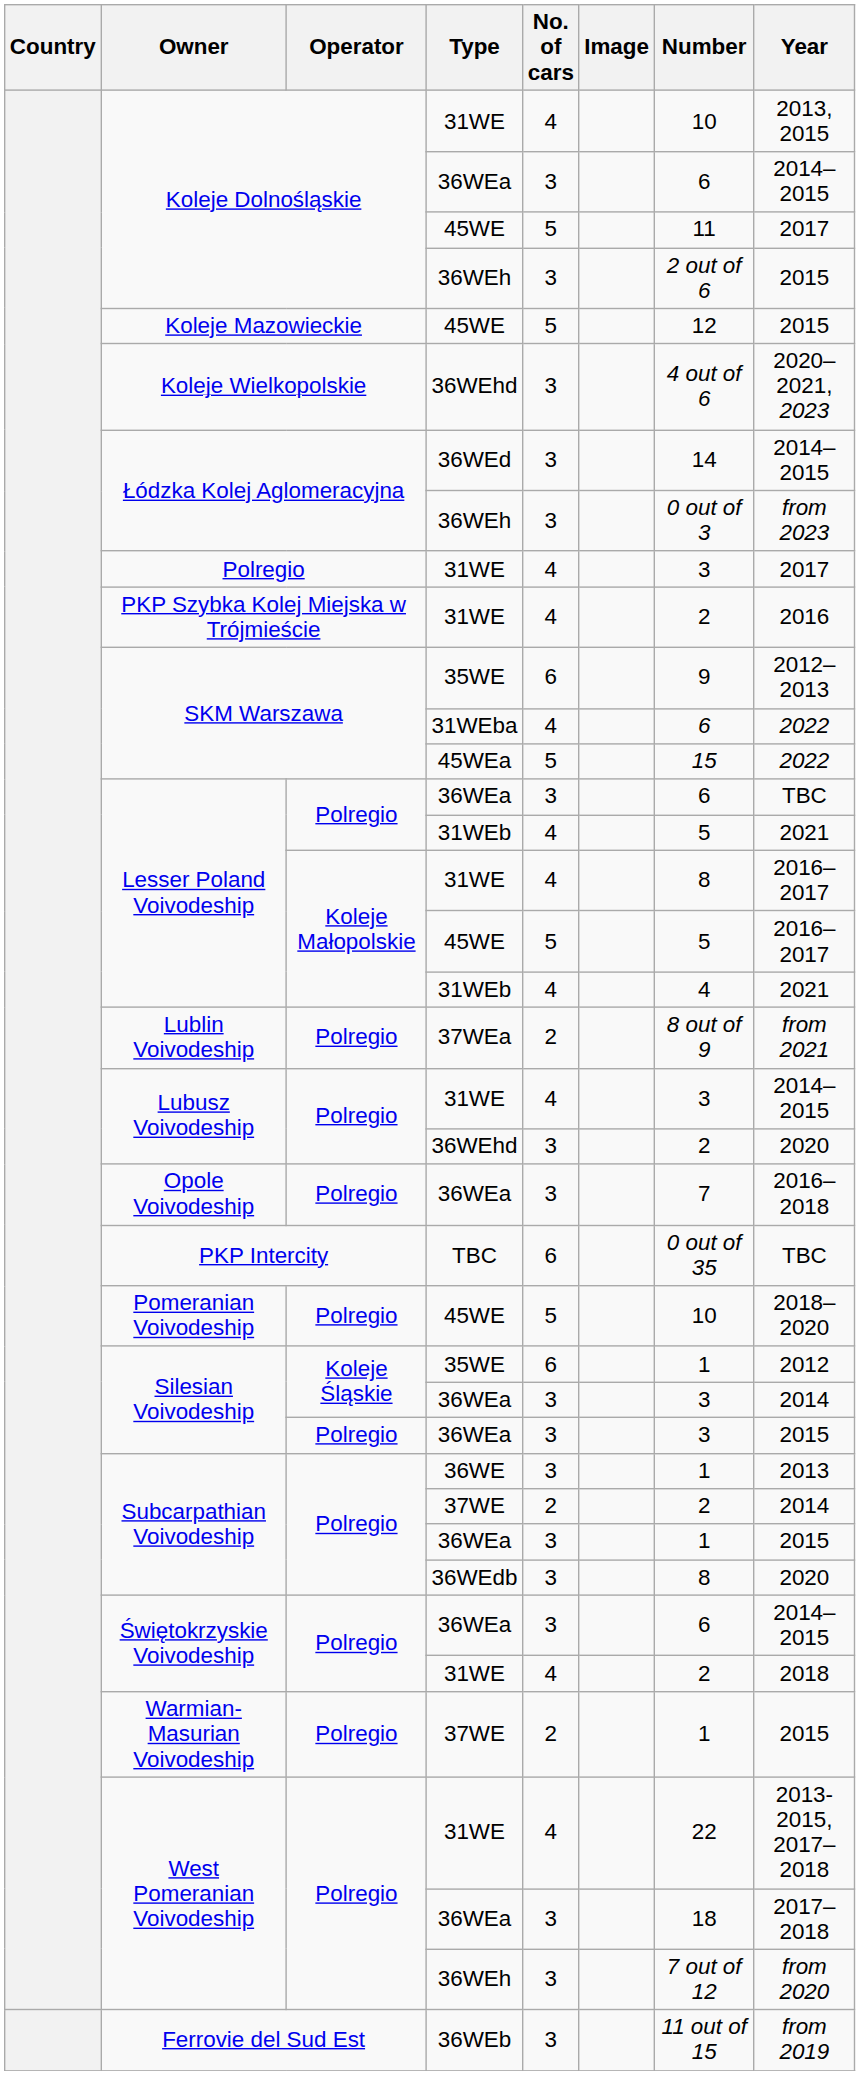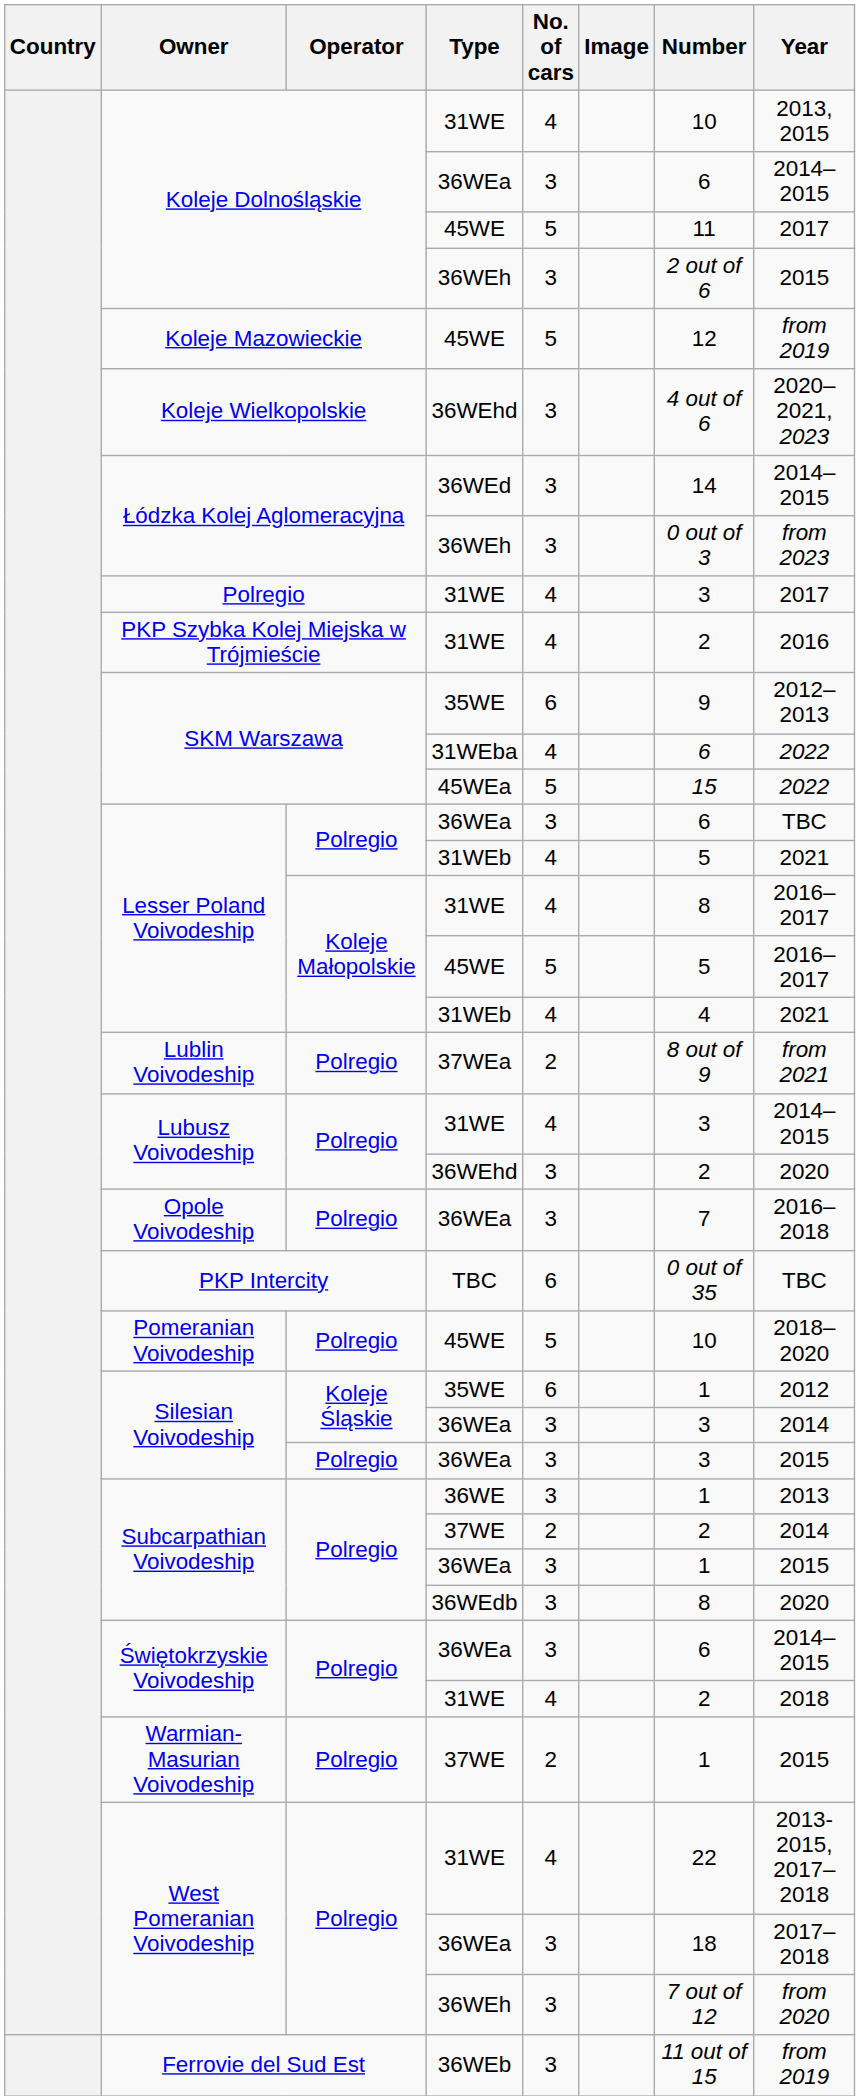(804, 325) 2015 -> (804, 338) from 2019
